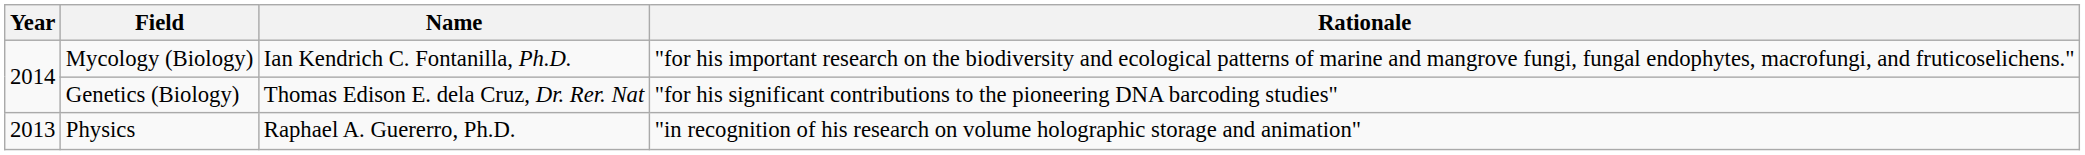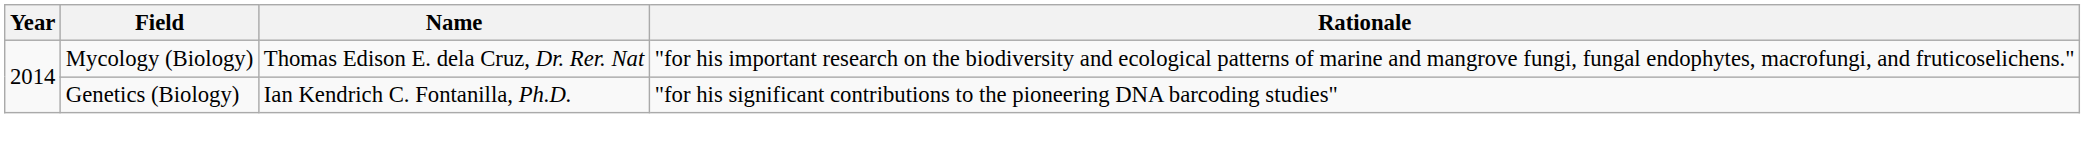(418, 58) Ian Kendrich C. Fontanilla, Ph.D. -> (454, 58) Thomas Edison E. dela Cruz, Dr. Rer. Nat
(454, 94) Thomas Edison E. dela Cruz, Dr. Rer. Nat -> (418, 94) Ian Kendrich C. Fontanilla, Ph.D.
- row: (101, 130)
